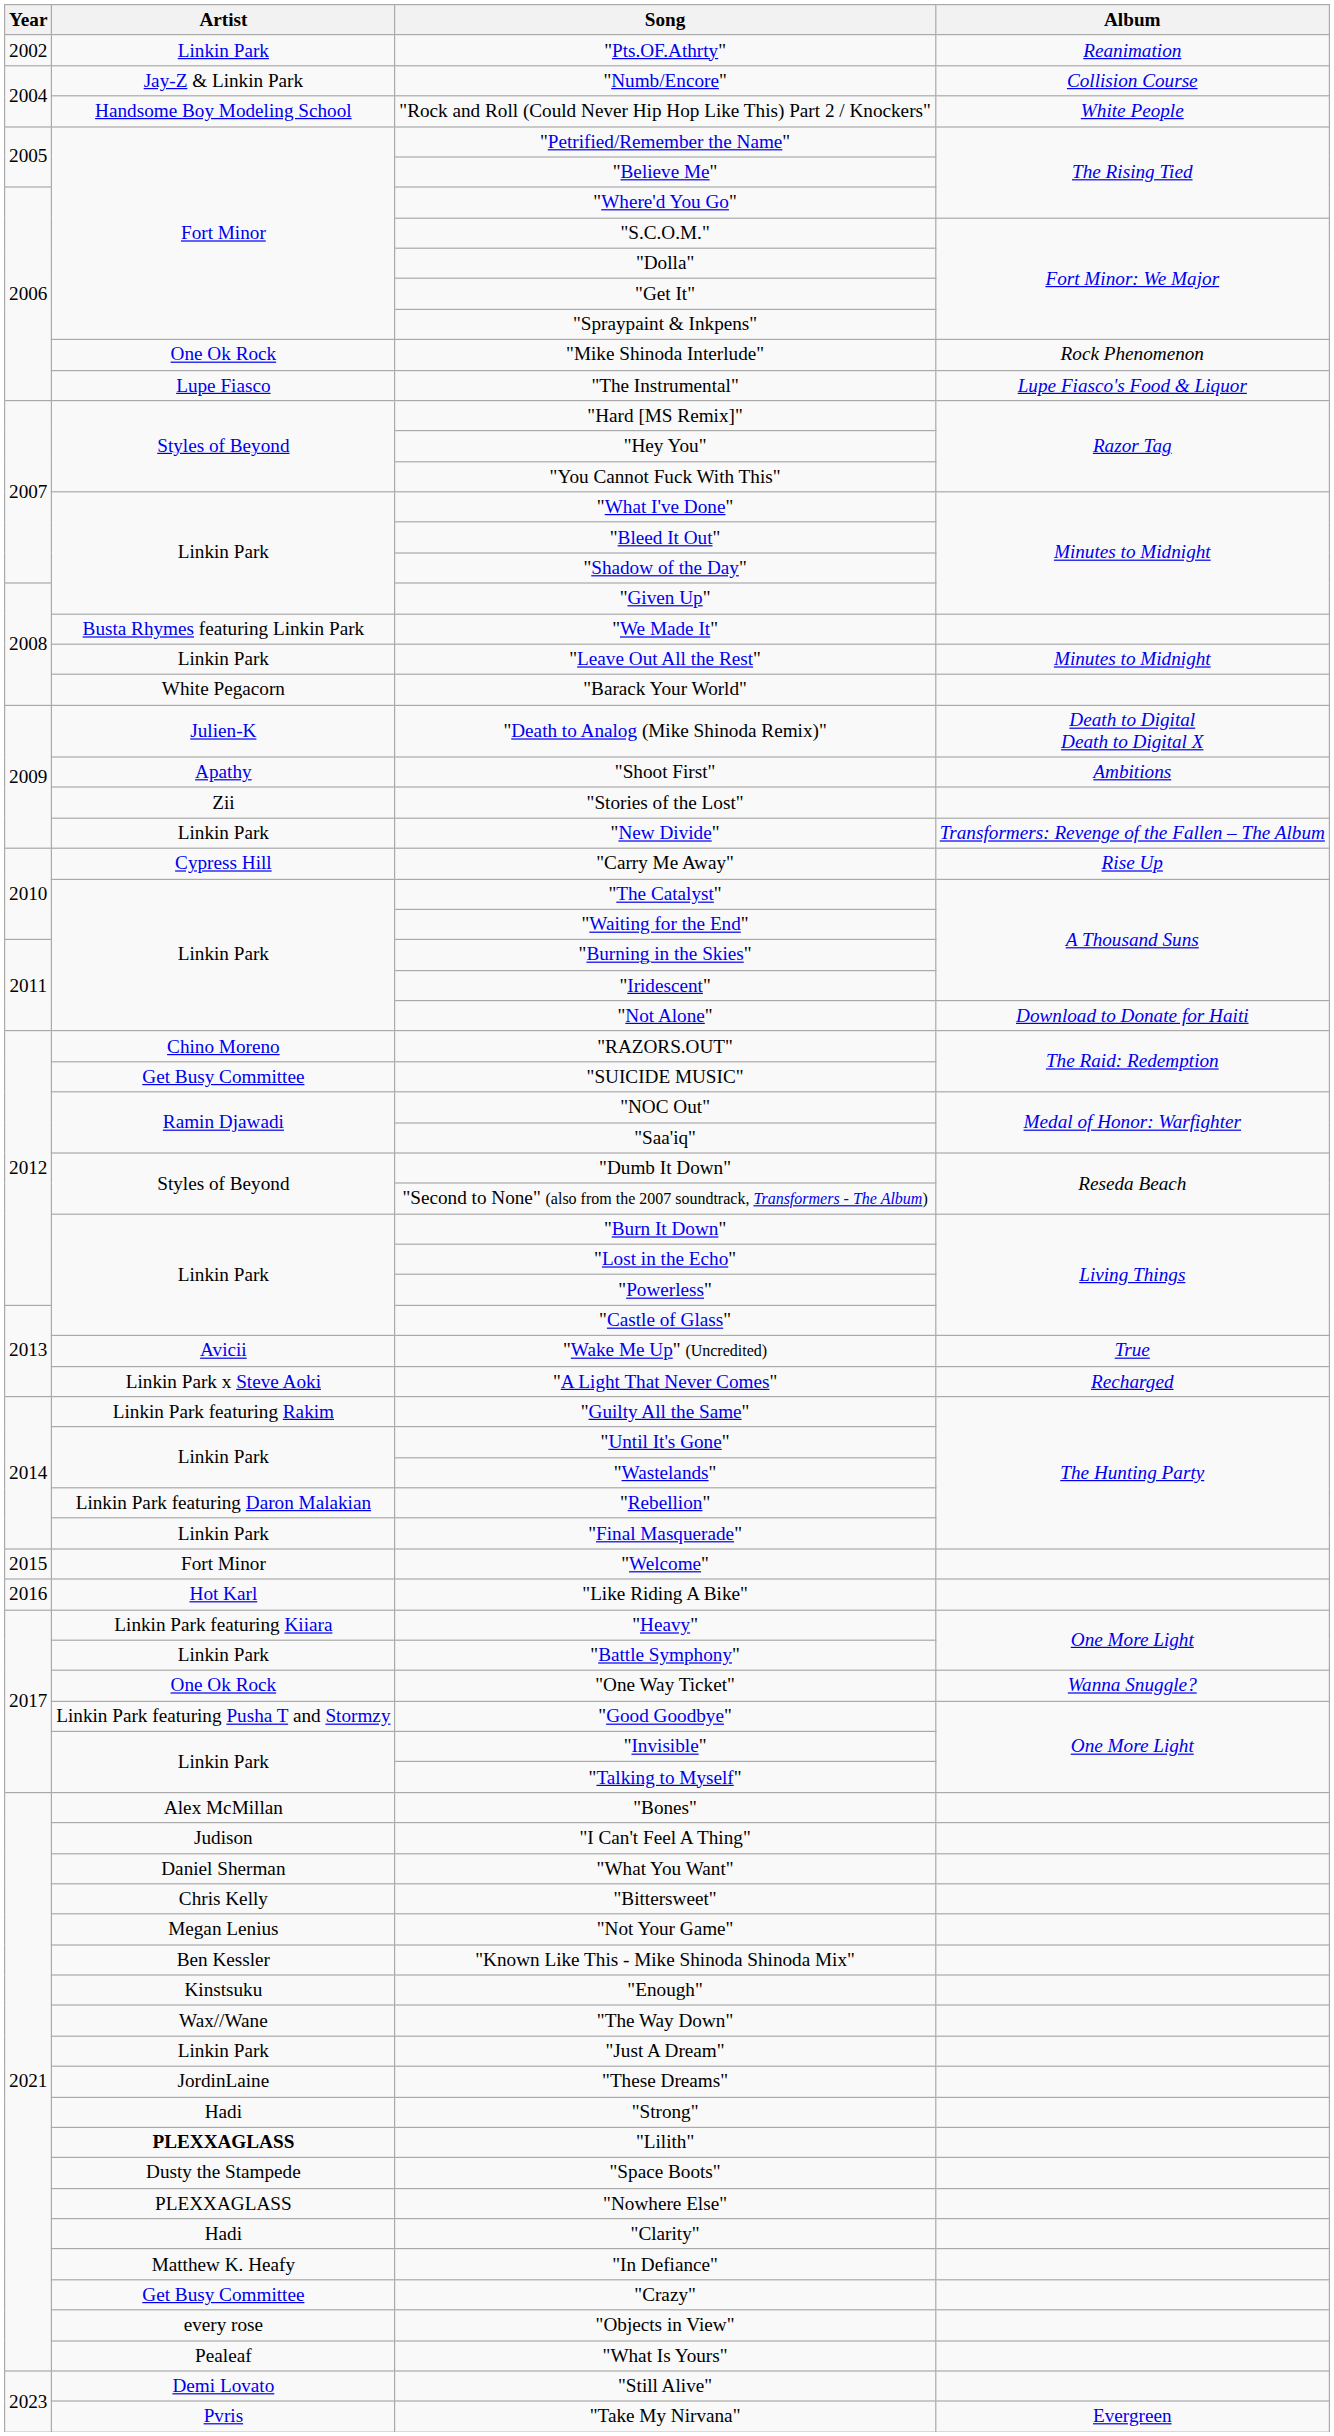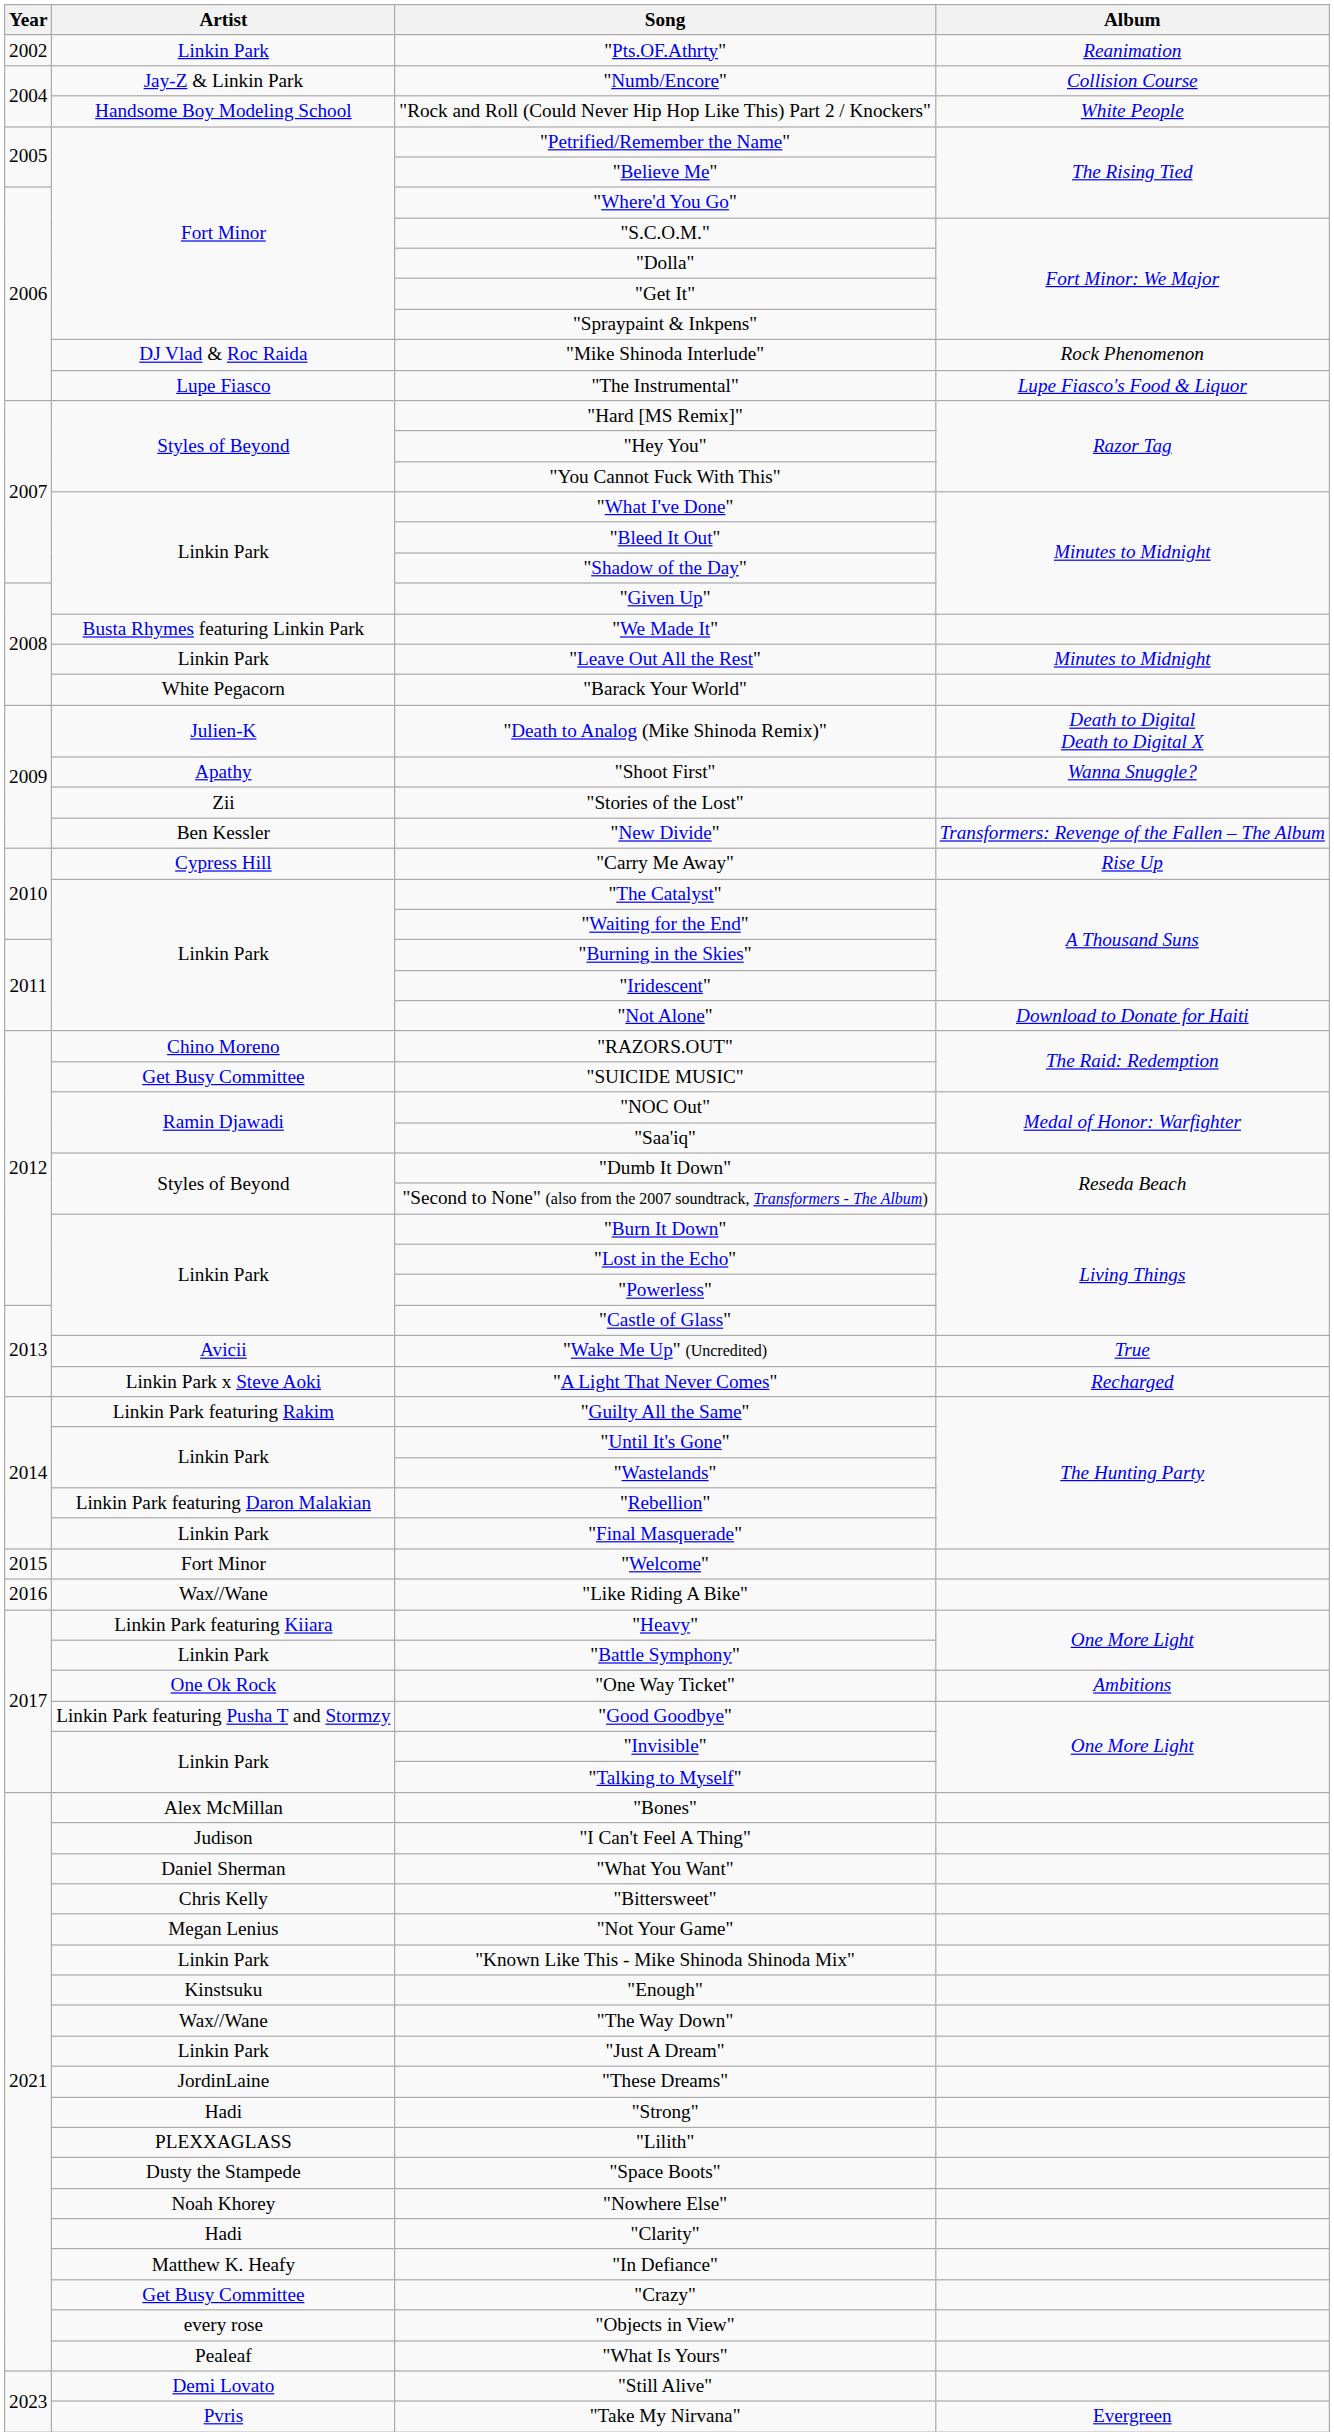(223, 354) One Ok Rock -> (223, 354) DJ Vlad & Roc Raida
(1132, 772) Ambitions -> (1132, 772) Wanna Snuggle?
(223, 833) Linkin Park -> (223, 833) Ben Kessler
(223, 1594) Hot Karl -> (223, 1594) Wax//Wane
(1132, 1685) Wanna Snuggle? -> (1132, 1685) Ambitions
(223, 1959) Ben Kessler -> (223, 1959) Linkin Park
(223, 2142) bold -> (223, 2142) normal
(223, 2203) PLEXXAGLASS -> (223, 2203) Noah Khorey
